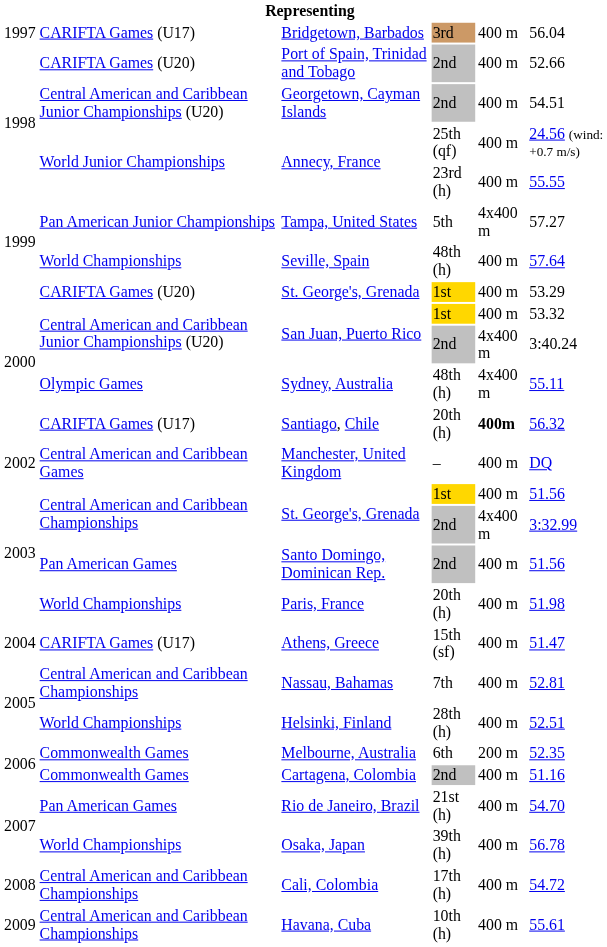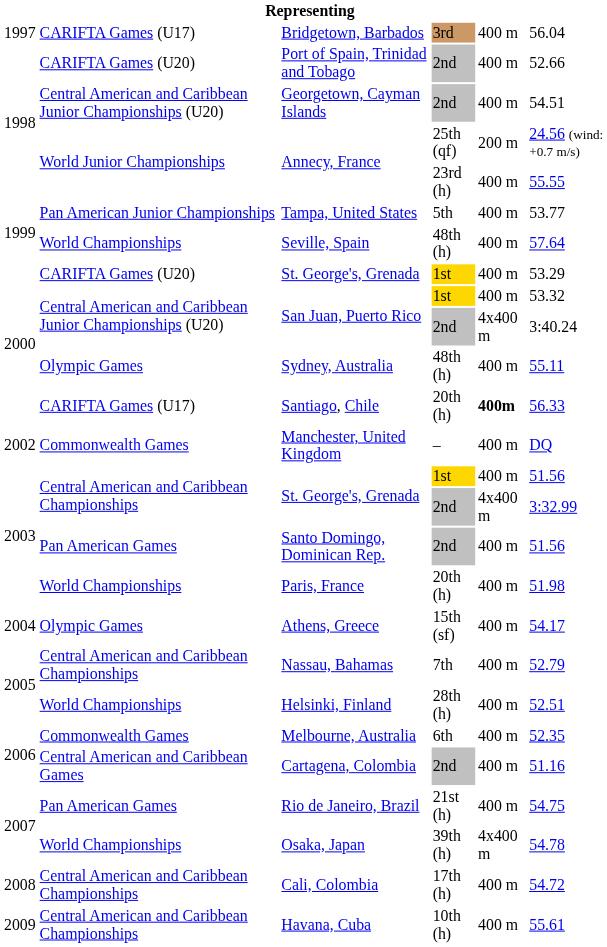(498, 142) 400 m -> (498, 142) 200 m
(498, 221) 4x400 m -> (498, 212) 400 m
(547, 221) 57.27 -> (547, 212) 53.77
(498, 384) 4x400 m -> (498, 366) 400 m
(547, 423) 56.32 -> (547, 405) 56.33
(144, 463) Central American and Caribbean Games -> (114, 445) Commonwealth Games
(117, 643) CARIFTA Games (U17) -> (91, 625) Olympic Games
(547, 643) 51.47 -> (547, 625) 54.17
(547, 683) 52.81 -> (547, 665) 52.79
(498, 753) 200 m -> (498, 735) 400 m
(114, 775) Commonwealth Games -> (144, 766) Central American and Caribbean Games
(547, 805) 54.70 -> (547, 805) 54.75
(498, 845) 400 m -> (498, 845) 4x400 m
(547, 845) 56.78 -> (547, 845) 54.78
